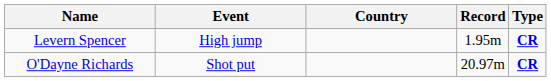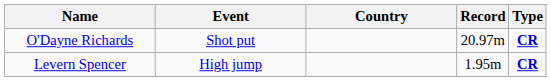rows swapped: (80, 64) <-> (80, 40)
